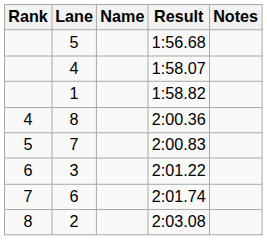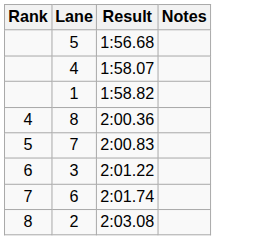- column: (122, 17)
